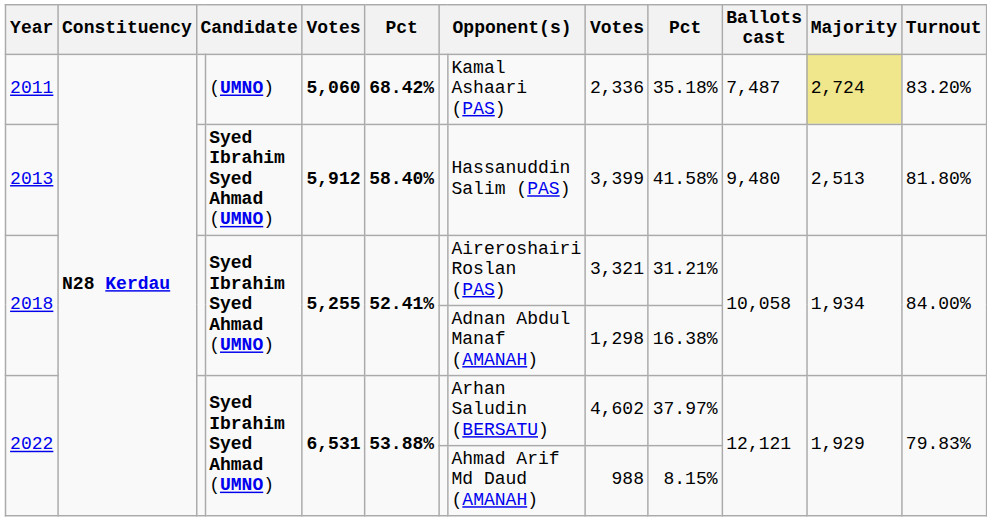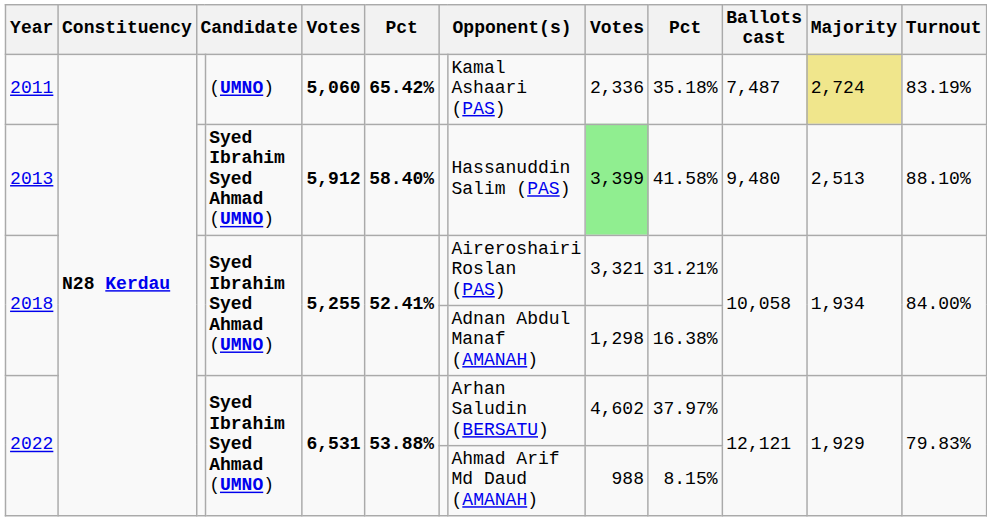(402, 89) 68.42% -> (402, 89) 65.42%
(938, 89) 83.20% -> (938, 89) 83.19%
(617, 180) no background -> (617, 180) lightgreen background
(938, 180) 81.80% -> (938, 180) 88.10%
